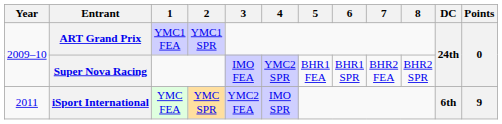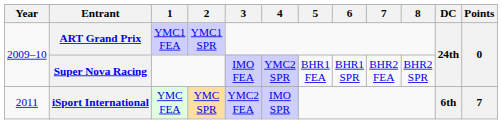(479, 102) 9 -> (479, 102) 7
